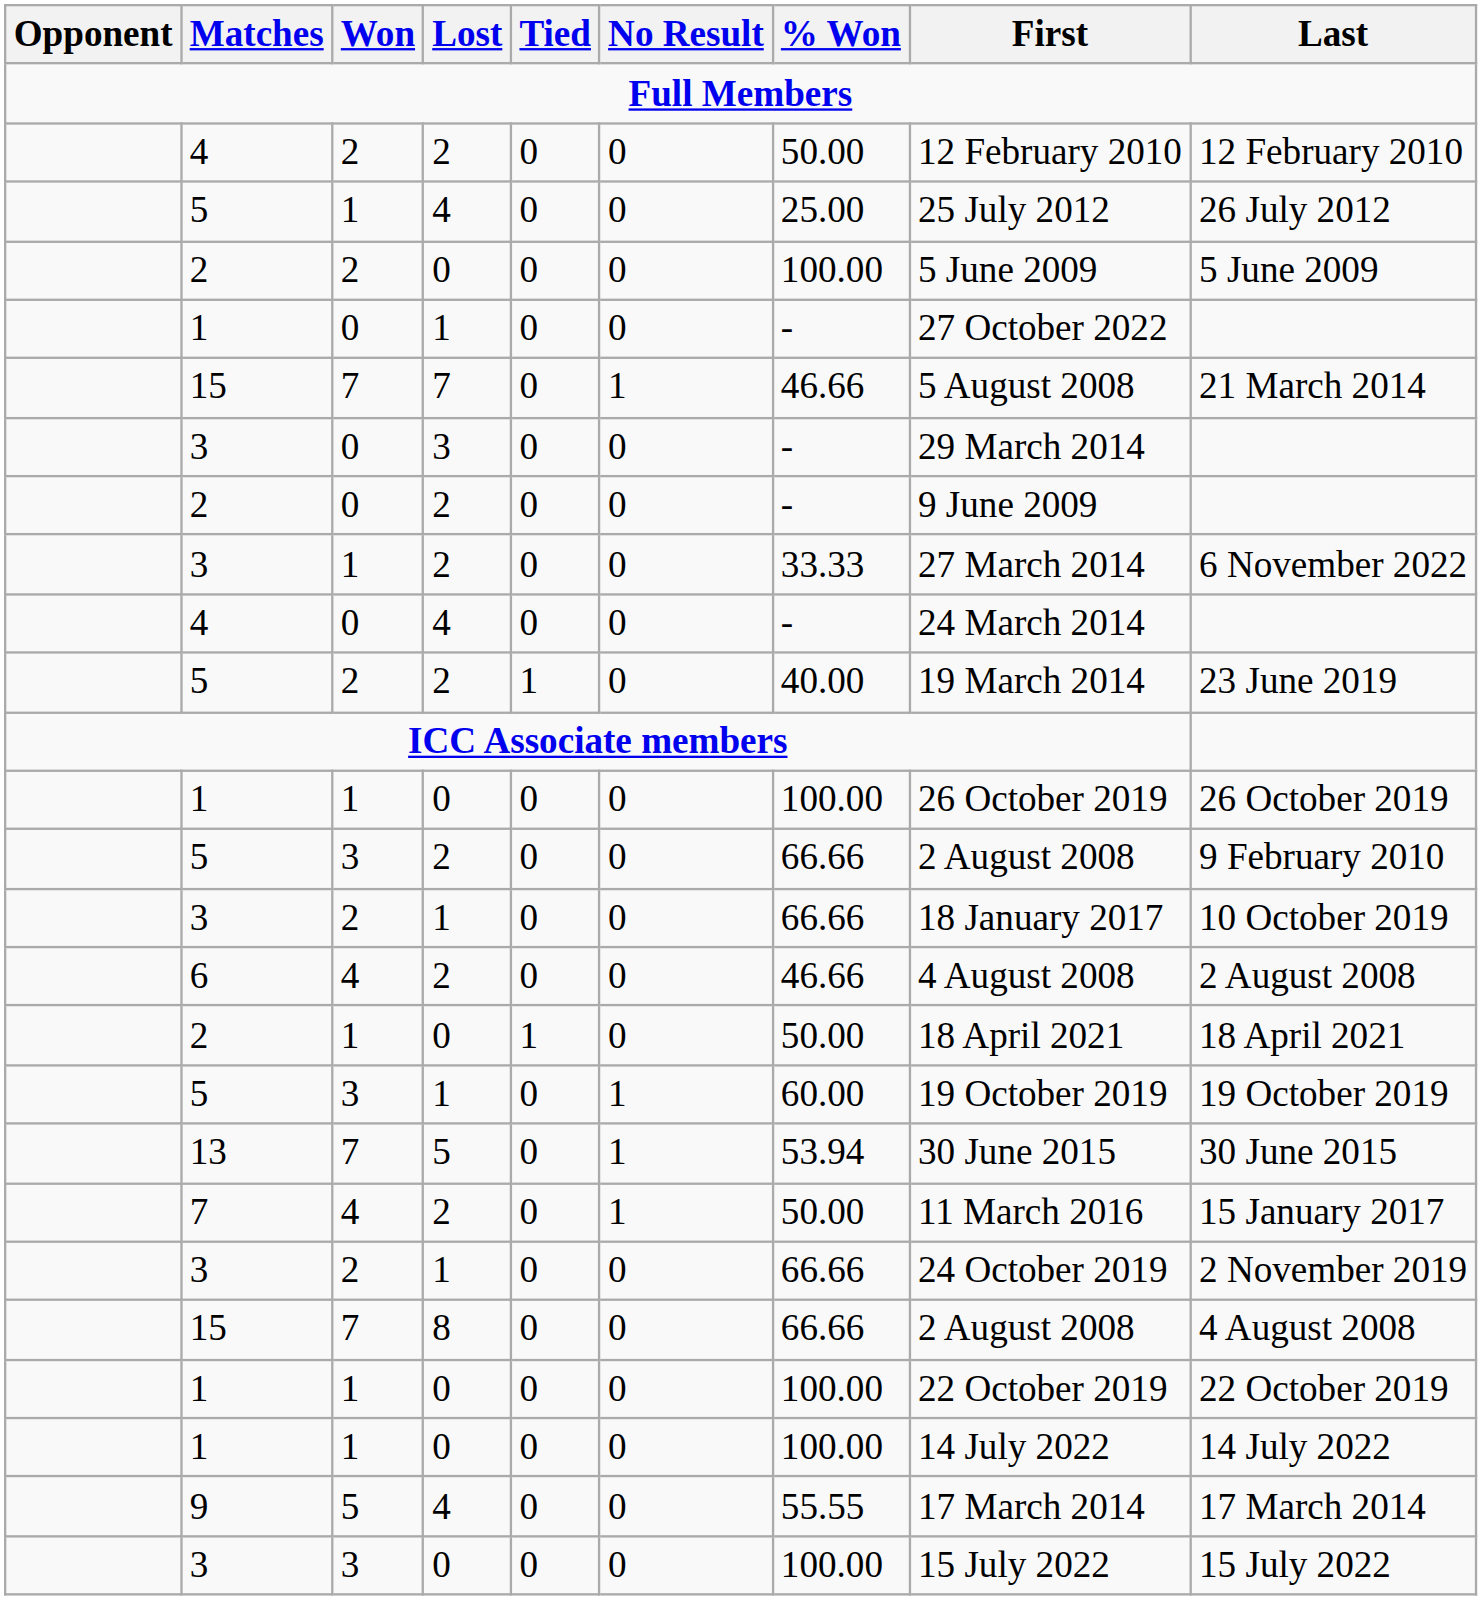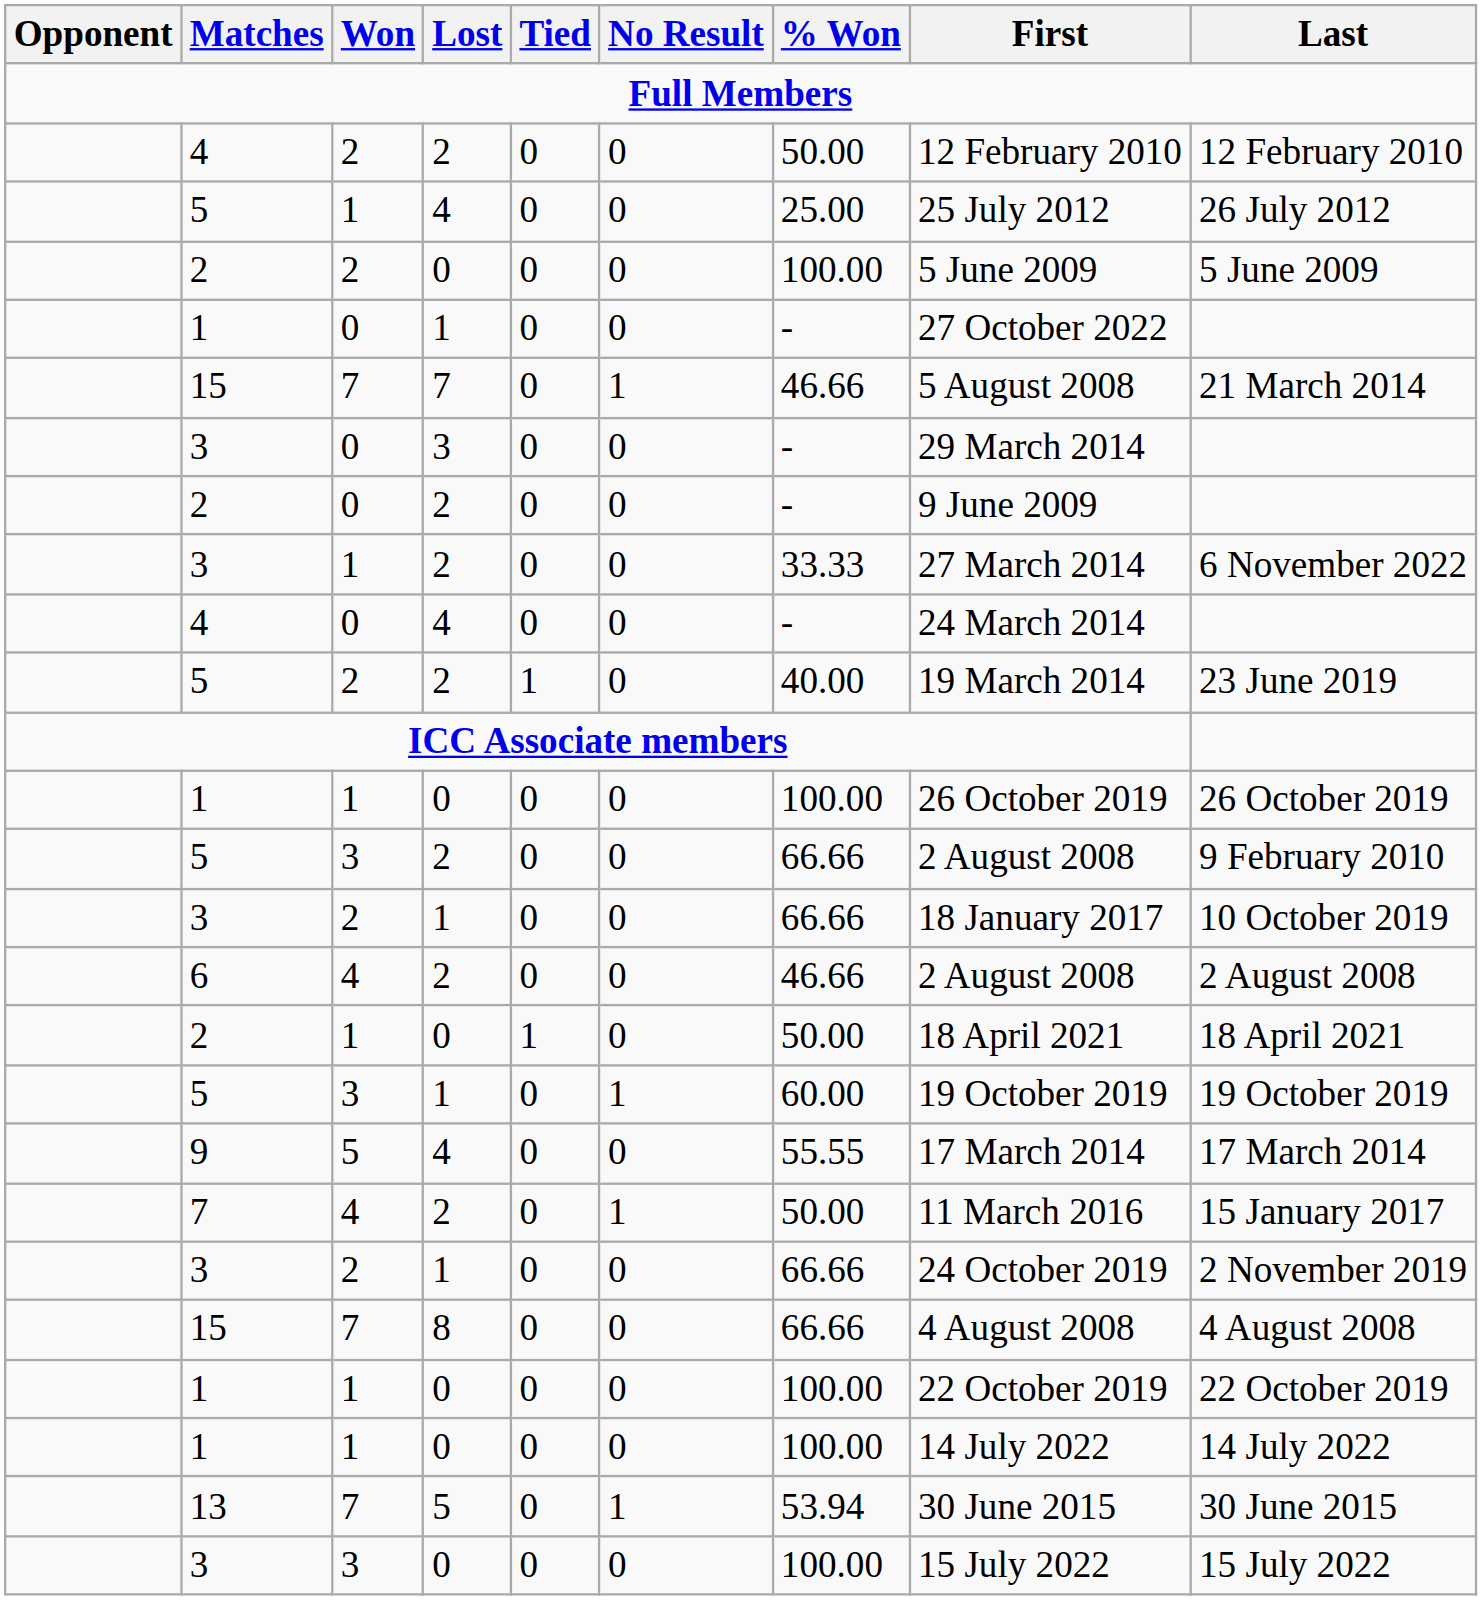(1026, 975) 4 August 2008 -> (1026, 975) 2 August 2008
rows swapped: (208, 1152) <-> (199, 1505)
(1026, 1329) 2 August 2008 -> (1026, 1329) 4 August 2008
